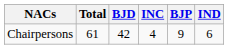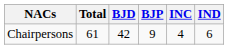columns swapped: (181, 14) <-> (153, 14)
